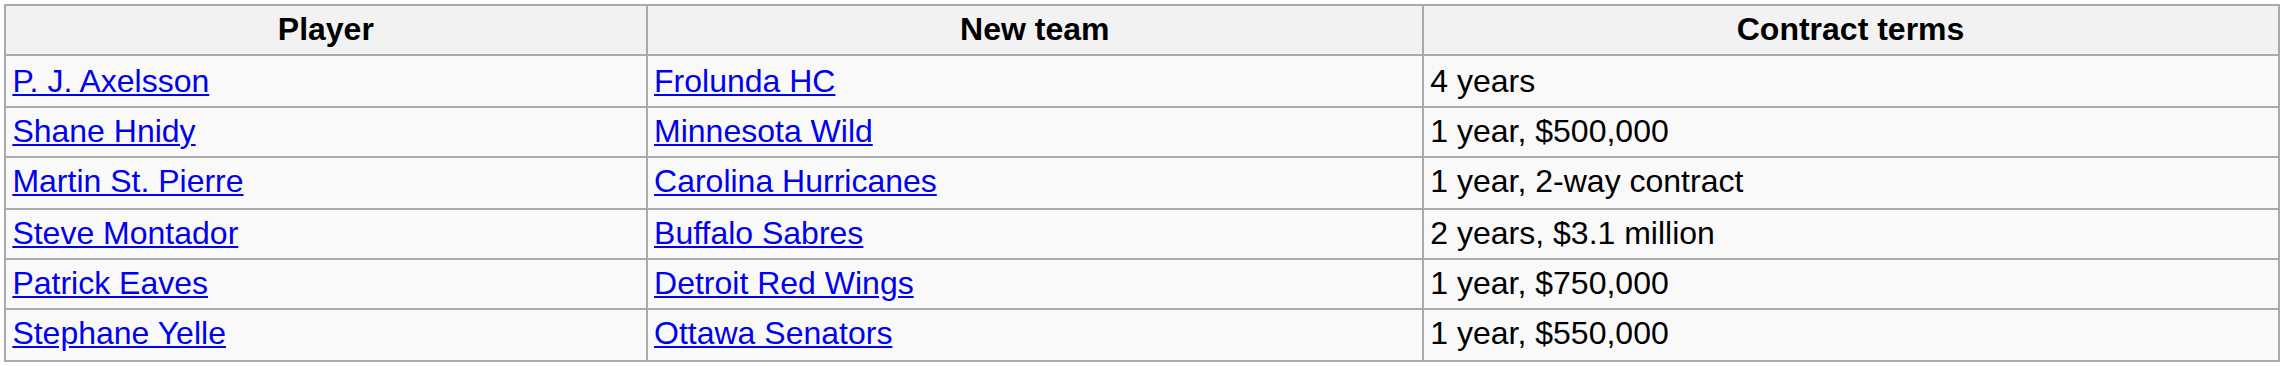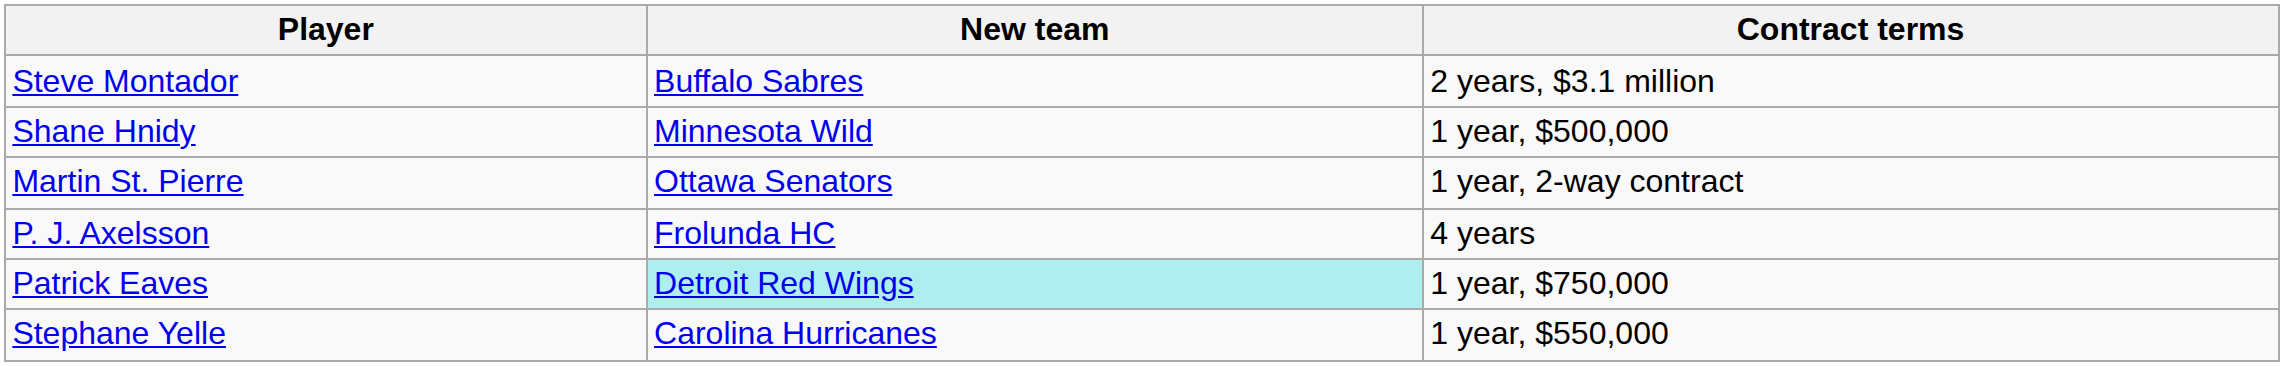rows swapped: (125, 232) <-> (111, 80)
(795, 182) Carolina Hurricanes -> (773, 182) Ottawa Senators
(784, 283) no background -> (784, 283) paleturquoise background
(773, 334) Ottawa Senators -> (795, 334) Carolina Hurricanes
